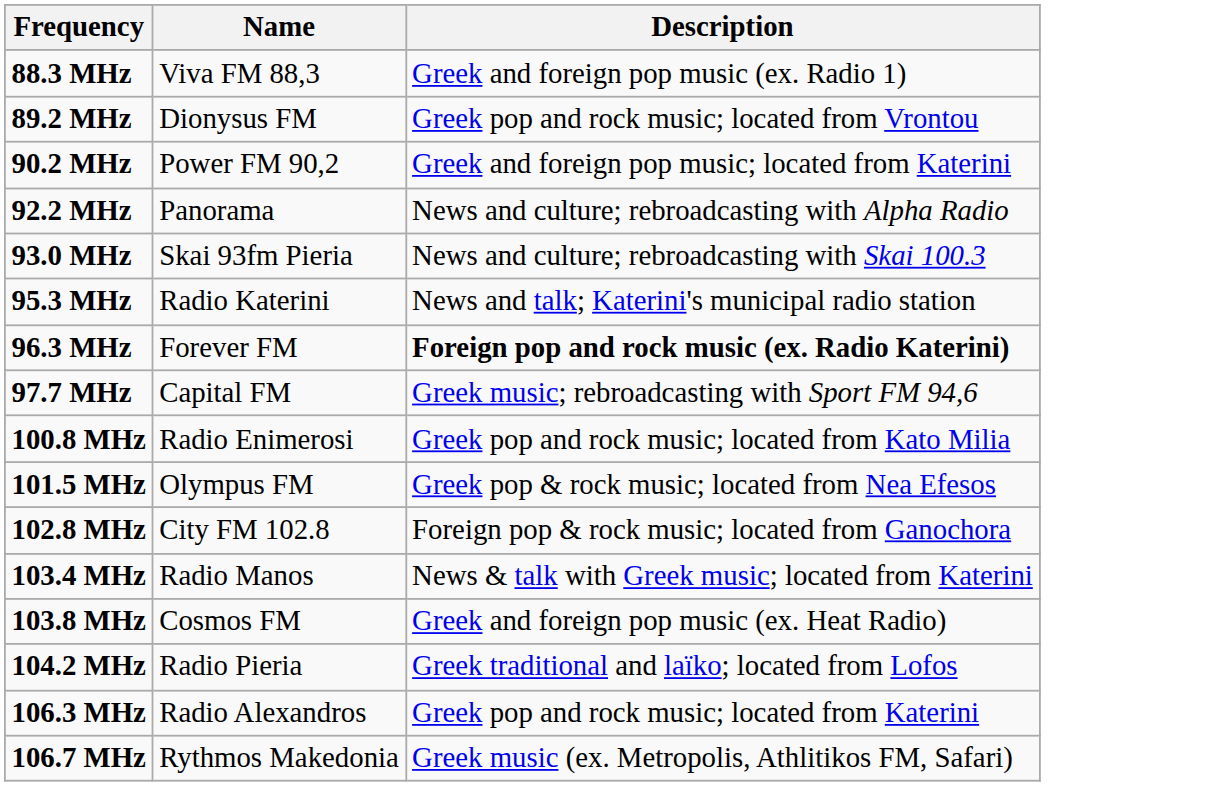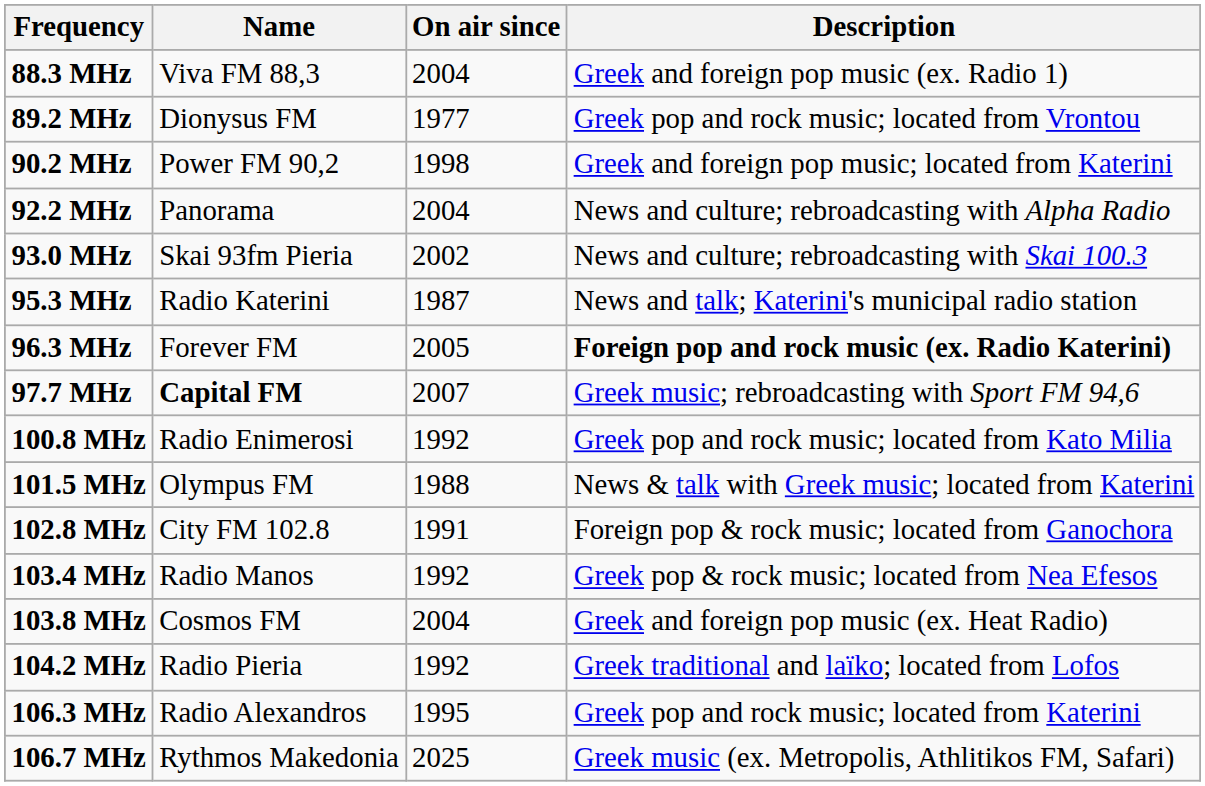+ column: (486, 27)
(225, 392) normal -> (231, 392) bold
(704, 484) Greek pop & rock music; located from Nea Efesos -> (884, 484) News & talk with Greek music; located from Katerini
(722, 575) News & talk with Greek music; located from Katerini -> (866, 575) Greek pop & rock music; located from Nea Efesos
